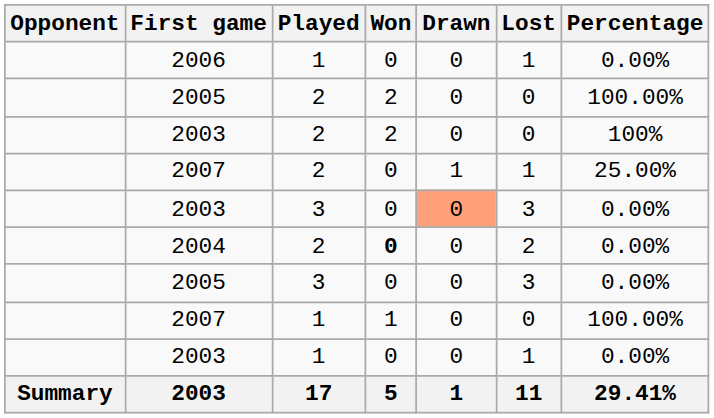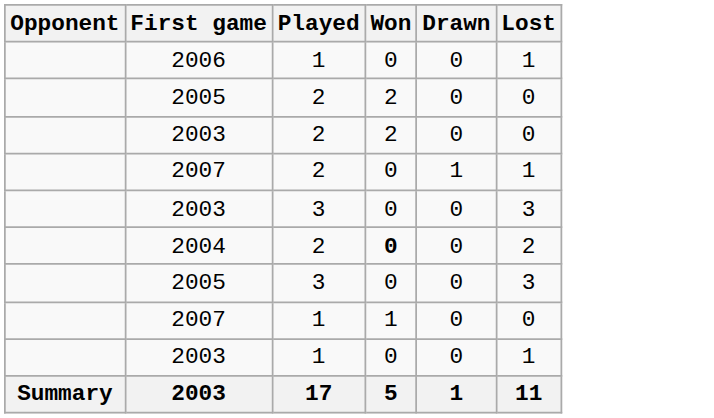- column: (635, 23)
(456, 209) lightsalmon background -> (456, 209) no background
